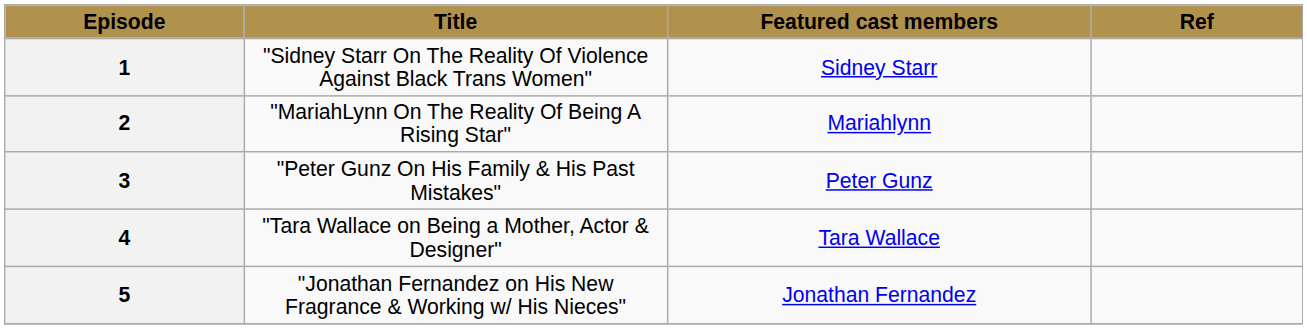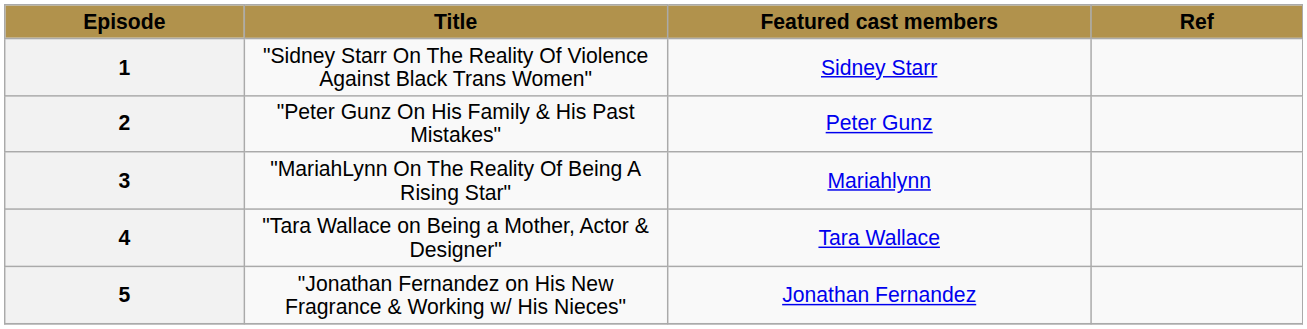(456, 124) "MariahLynn On The Reality Of Being A Rising Star" -> (456, 124) "Peter Gunz On His Family & His Past Mistakes"
(879, 124) Mariahlynn -> (879, 124) Peter Gunz
(456, 181) "Peter Gunz On His Family & His Past Mistakes" -> (456, 181) "MariahLynn On The Reality Of Being A Rising Star"
(879, 181) Peter Gunz -> (879, 181) Mariahlynn
